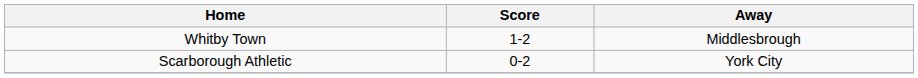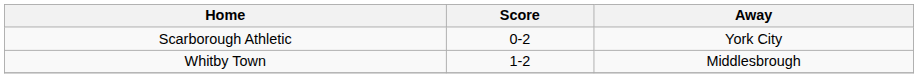rows swapped: (225, 38) <-> (225, 61)
